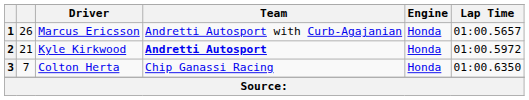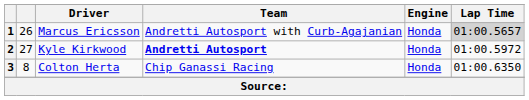(487, 32) no background -> (487, 32) lightgrey background
(26, 50) 21 -> (26, 50) 27
(26, 68) 7 -> (26, 68) 8
